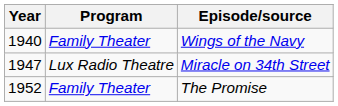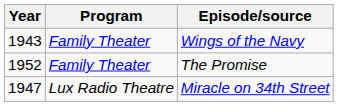(25, 40) 1940 -> (25, 40) 1943
rows swapped: (255, 64) <-> (224, 88)
